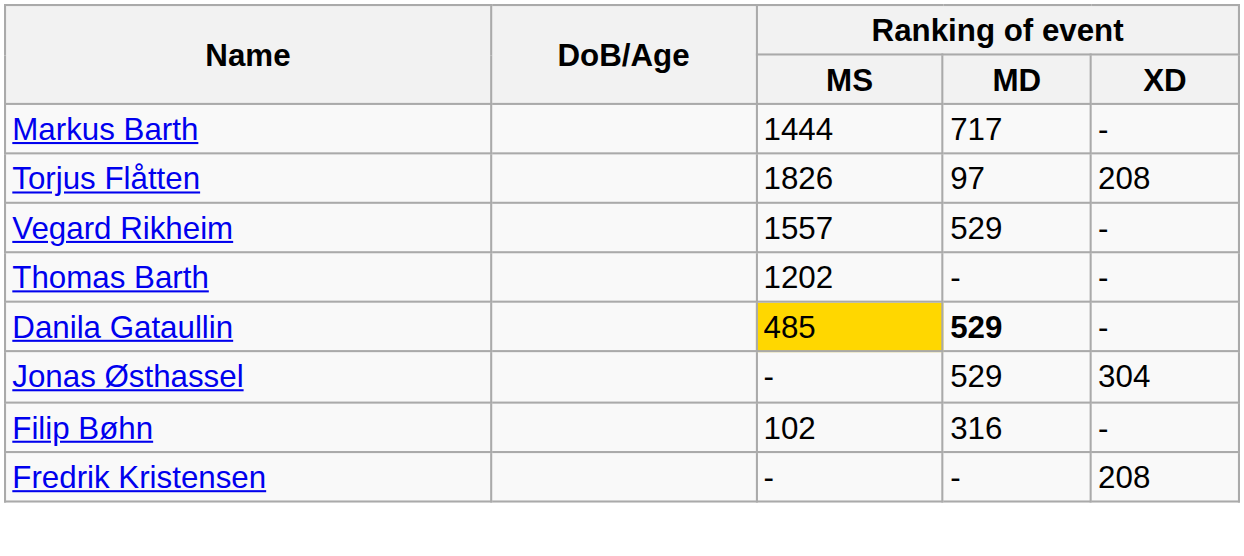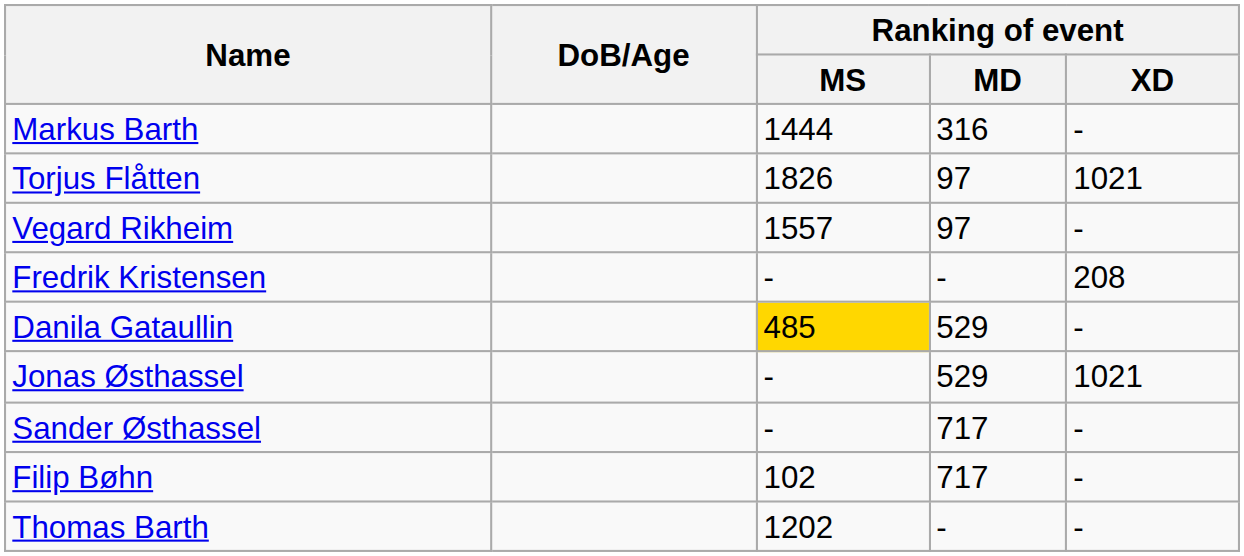(976, 129) 717 -> (962, 129) 316
(1124, 179) 208 -> (1108, 179) 1021
(976, 228) 529 -> (954, 228) 97
rows swapped: (139, 476) <-> (111, 278)
(976, 327) bold -> (962, 327) normal
(1124, 377) 304 -> (1108, 377) 1021
+ row: (137, 427)
(976, 427) 316 -> (962, 476) 717
